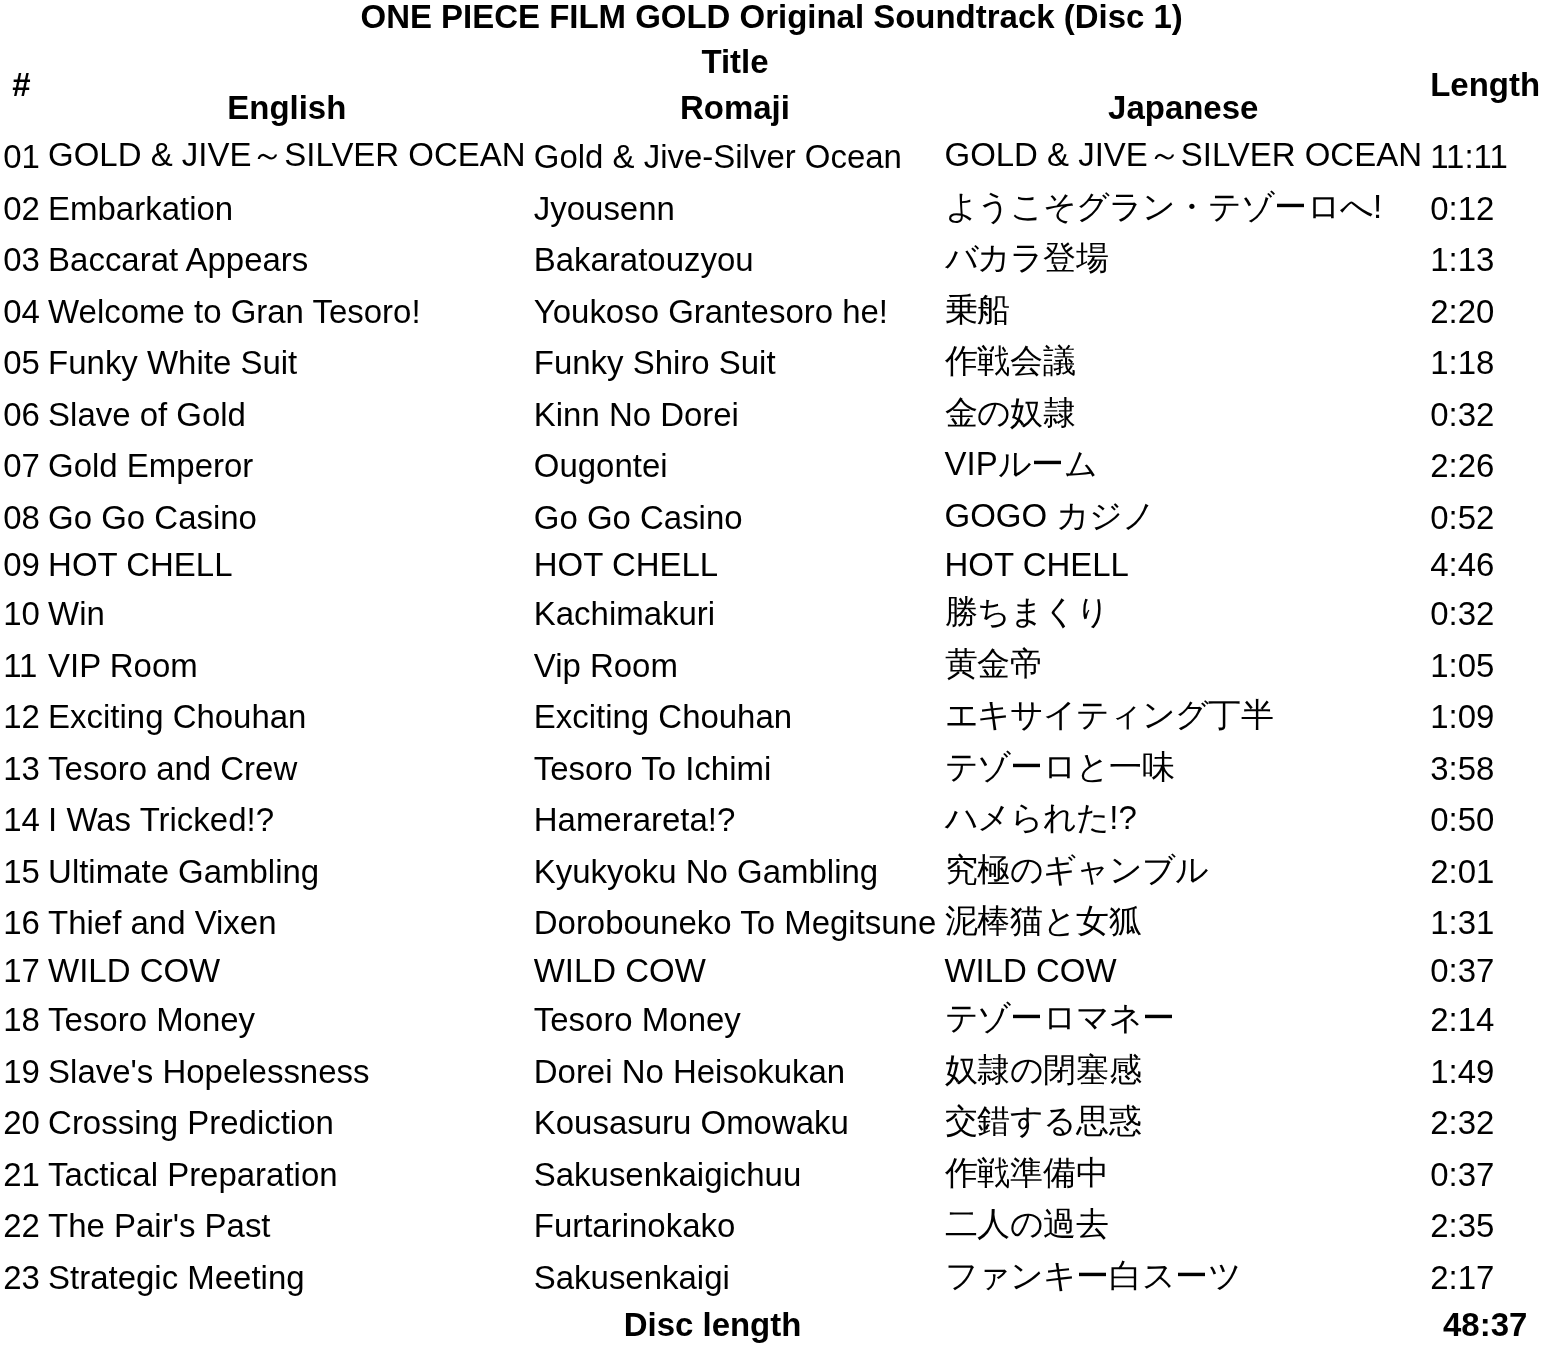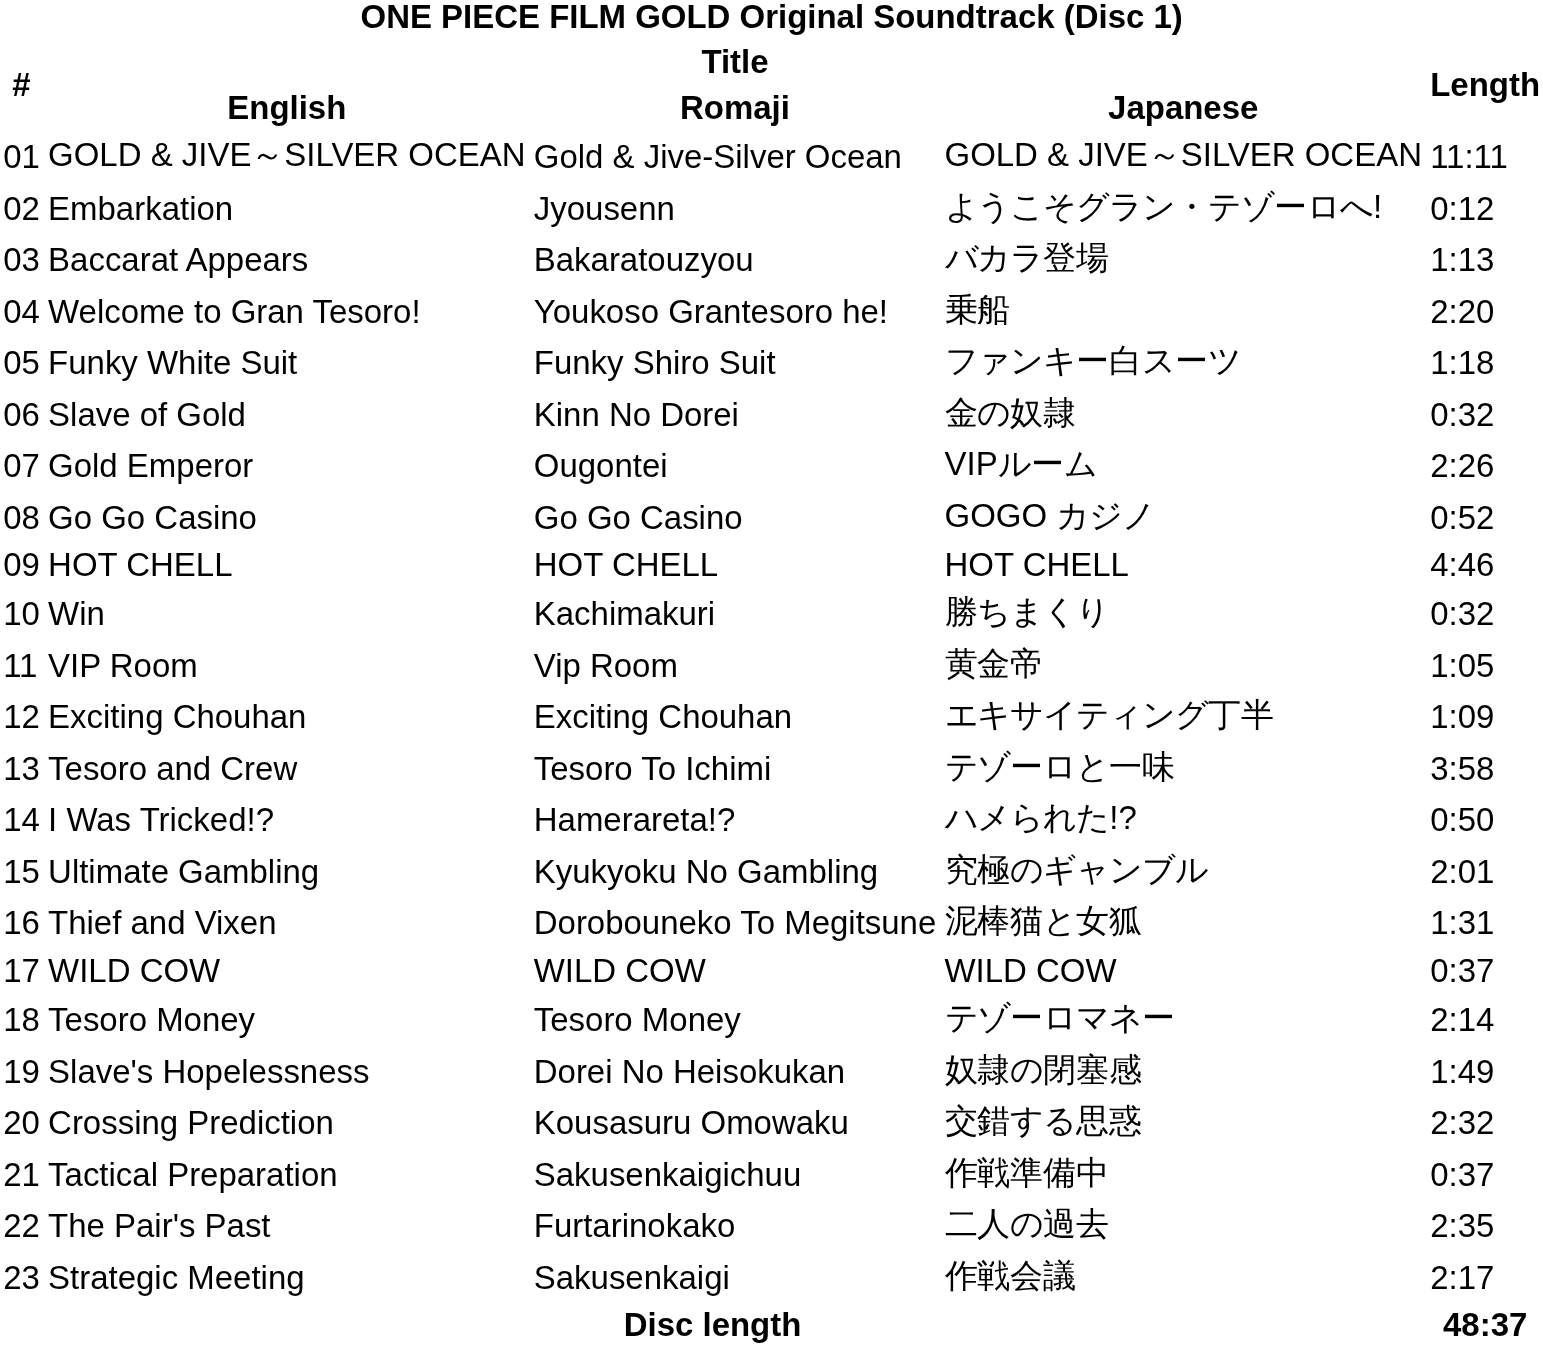(1010, 361) 作戦会議 -> (1093, 361) ファンキー白スーツ
(1093, 1275) ファンキー白スーツ -> (1010, 1275) 作戦会議
